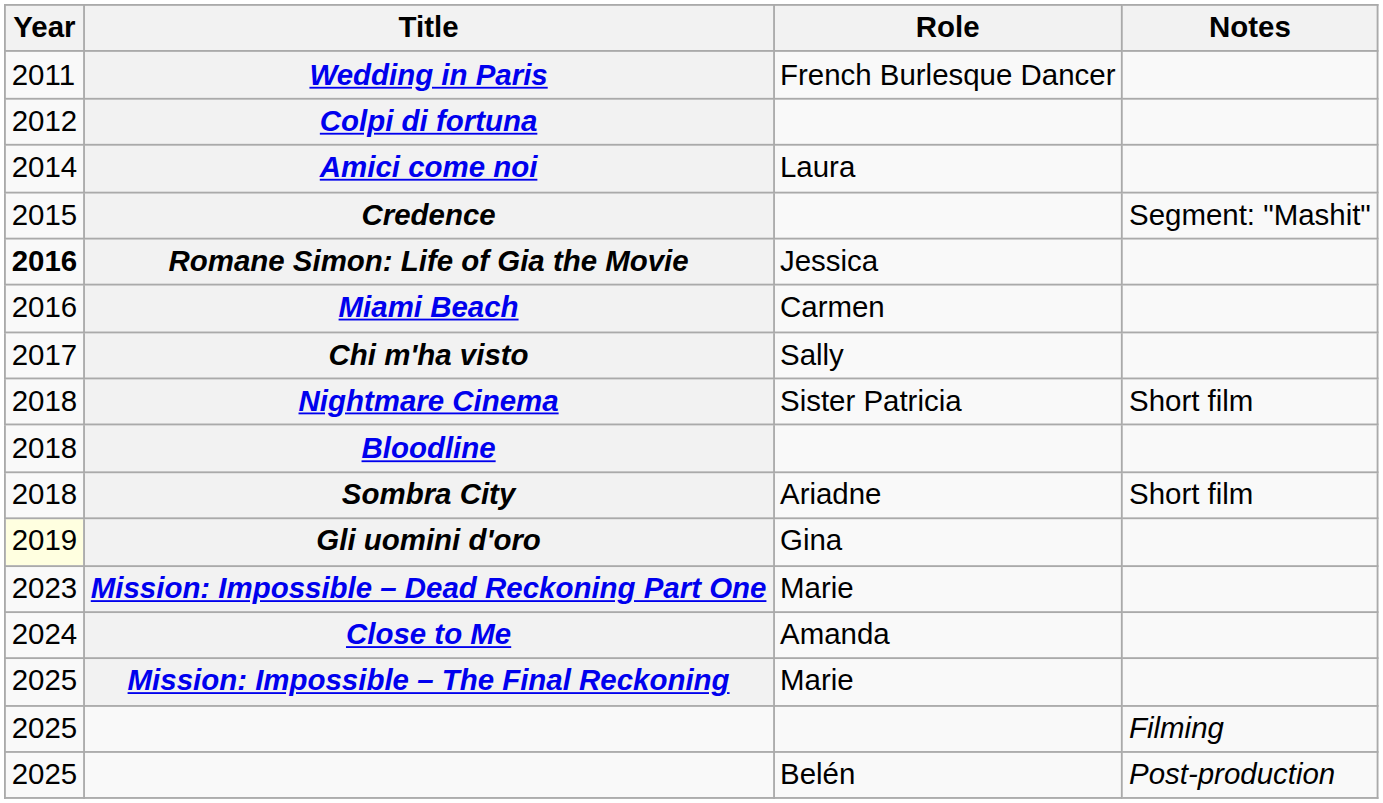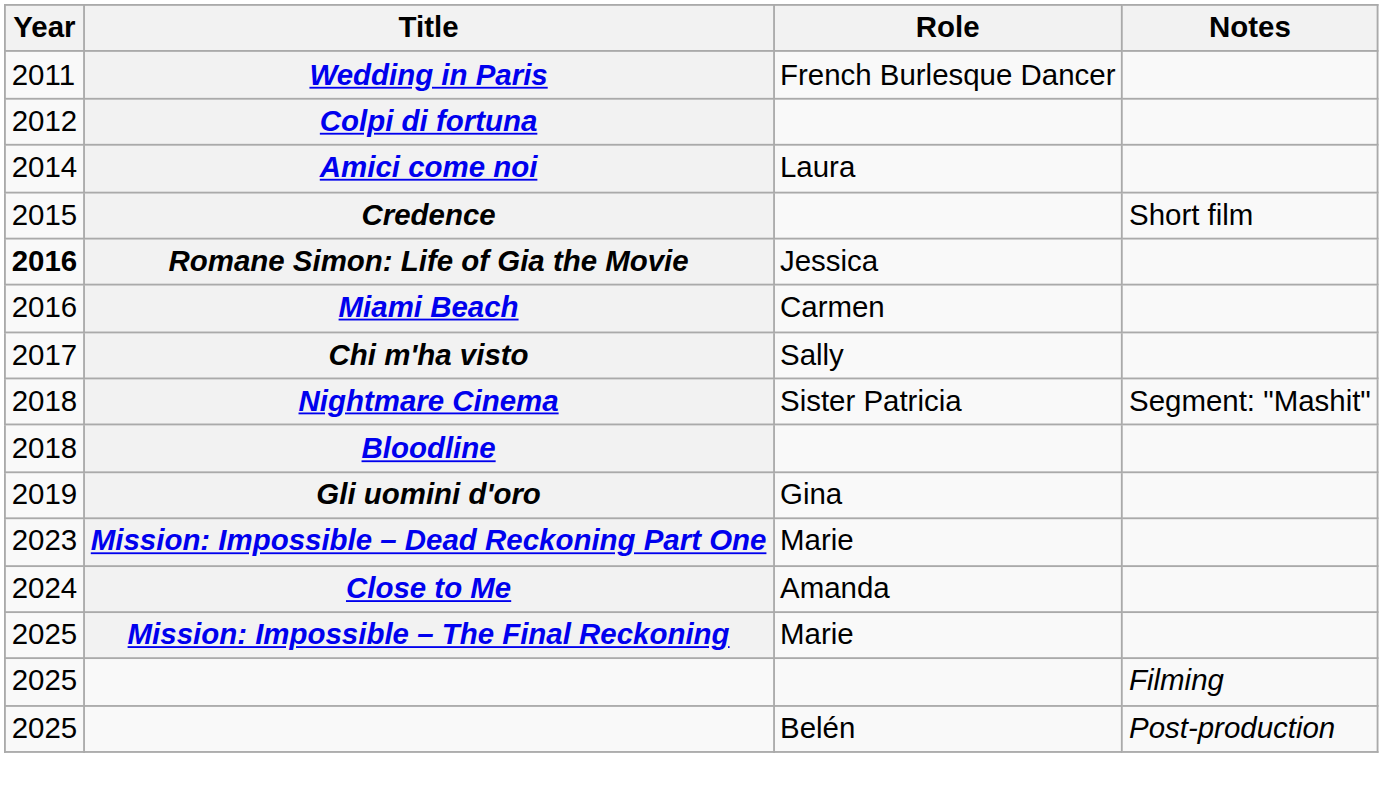(1250, 214) Segment: "Mashit" -> (1191, 214) Short film
(1191, 401) Short film -> (1250, 401) Segment: "Mashit"
- row: (429, 494)
(44, 541) lightyellow background -> (44, 494) no background
